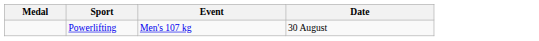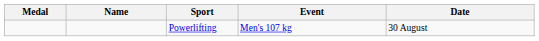+ column: (116, 12)
